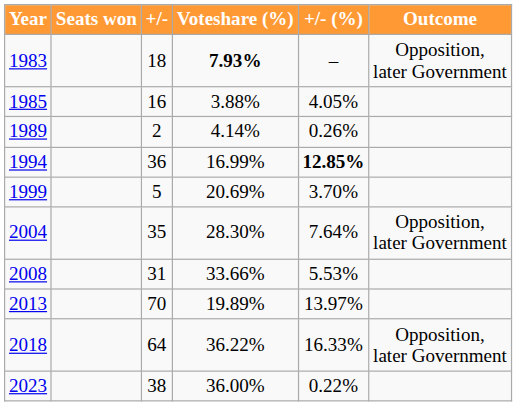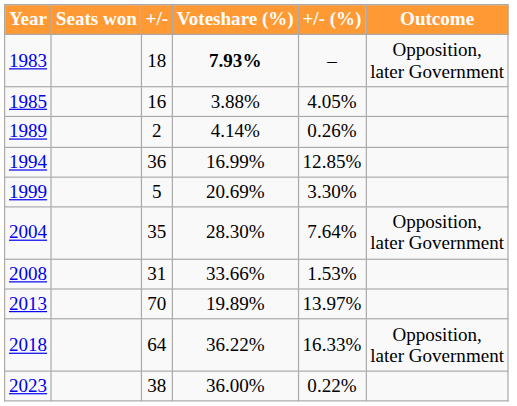(333, 161) bold -> (332, 161) normal
(333, 191) 3.70% -> (332, 191) 3.30%
(333, 273) 5.53% -> (332, 273) 1.53%
